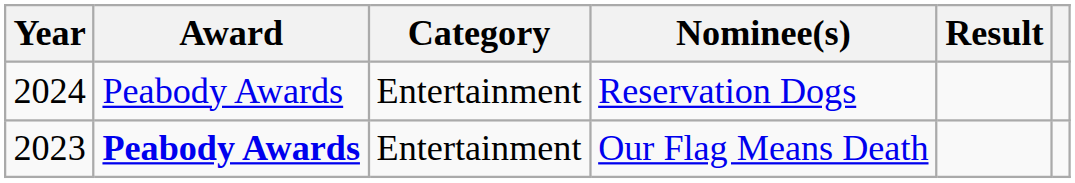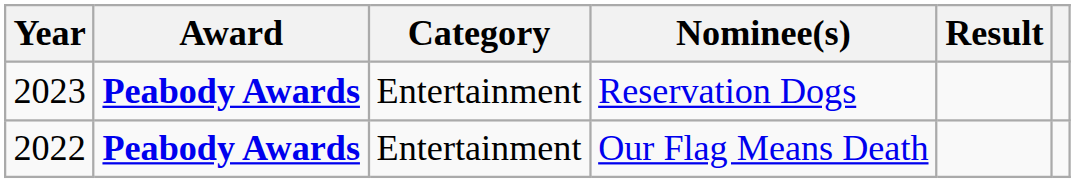(50, 90) 2024 -> (50, 90) 2023
(223, 90) normal -> (231, 90) bold
(50, 147) 2023 -> (50, 147) 2022
